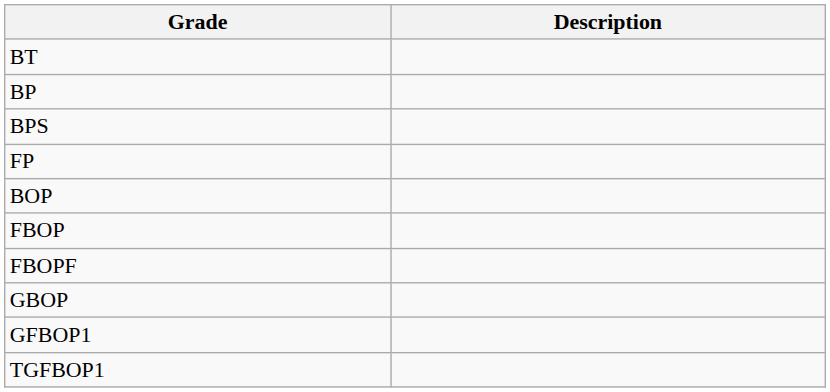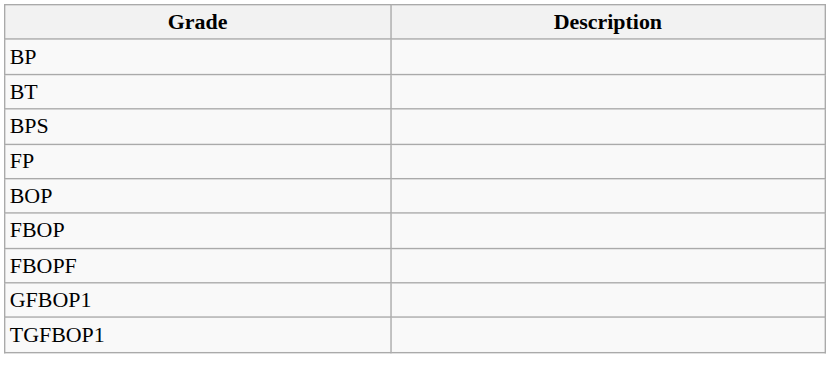rows swapped: (24, 56) <-> (23, 91)
- row: (39, 299)
